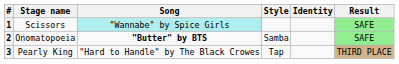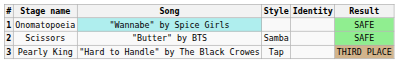(45, 25) Scissors -> (45, 25) Onomatopoeia
(45, 38) Onomatopoeia -> (45, 38) Scissors
(169, 38) bold -> (169, 38) normal
